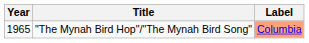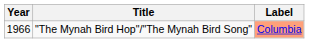(19, 29) 1965 -> (19, 29) 1966
